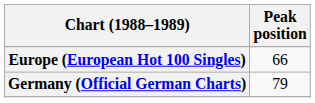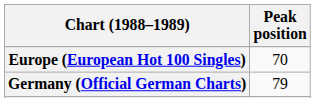(280, 59) 66 -> (280, 59) 70
